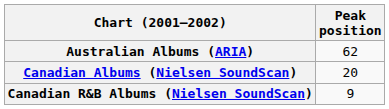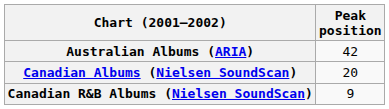(350, 51) 62 -> (350, 51) 42
